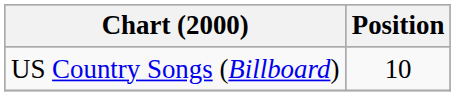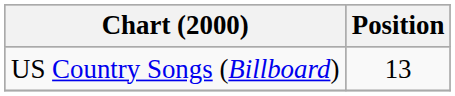(398, 68) 10 -> (398, 68) 13
